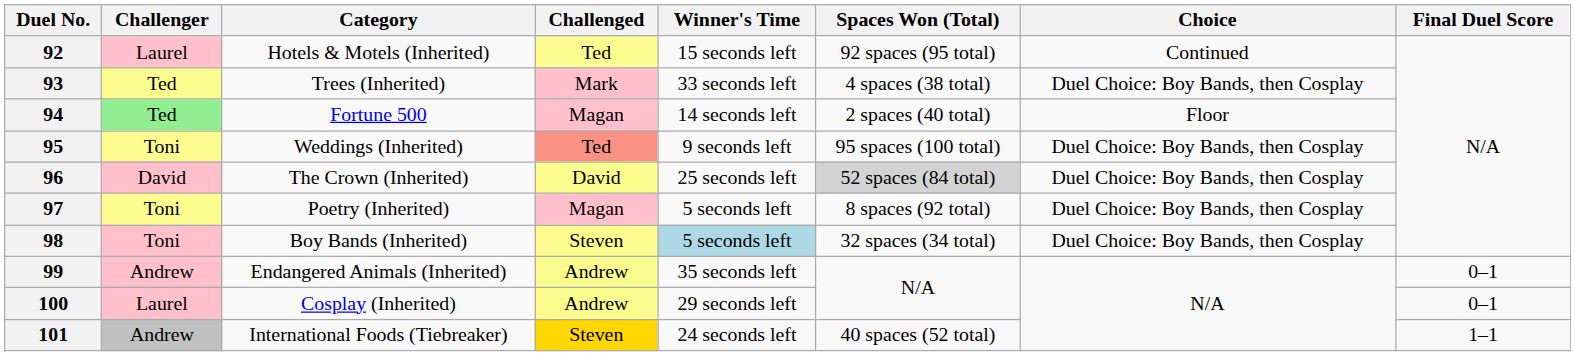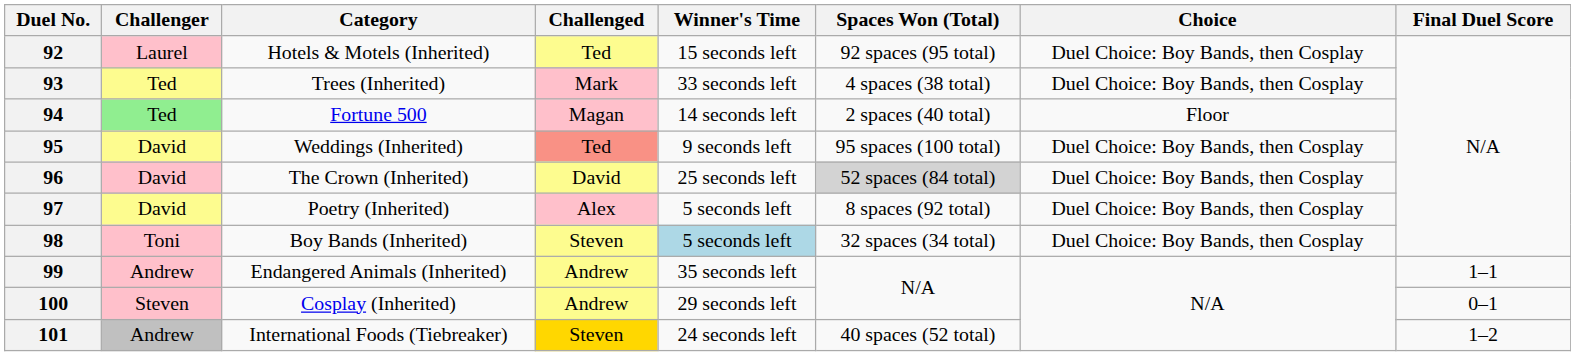(1207, 51) Continued -> (1207, 51) Duel Choice: Boy Bands, then Cosplay
(162, 146) Toni -> (162, 146) David
(162, 209) Toni -> (162, 209) David
(596, 209) Magan -> (596, 209) Alex
(1483, 271) 0–1 -> (1483, 271) 1–1
(162, 303) Laurel -> (162, 303) Steven
(1483, 334) 1–1 -> (1483, 334) 1–2
